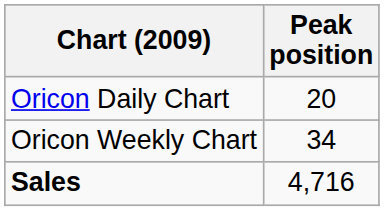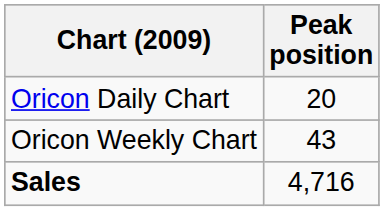(321, 140) 34 -> (321, 140) 43
